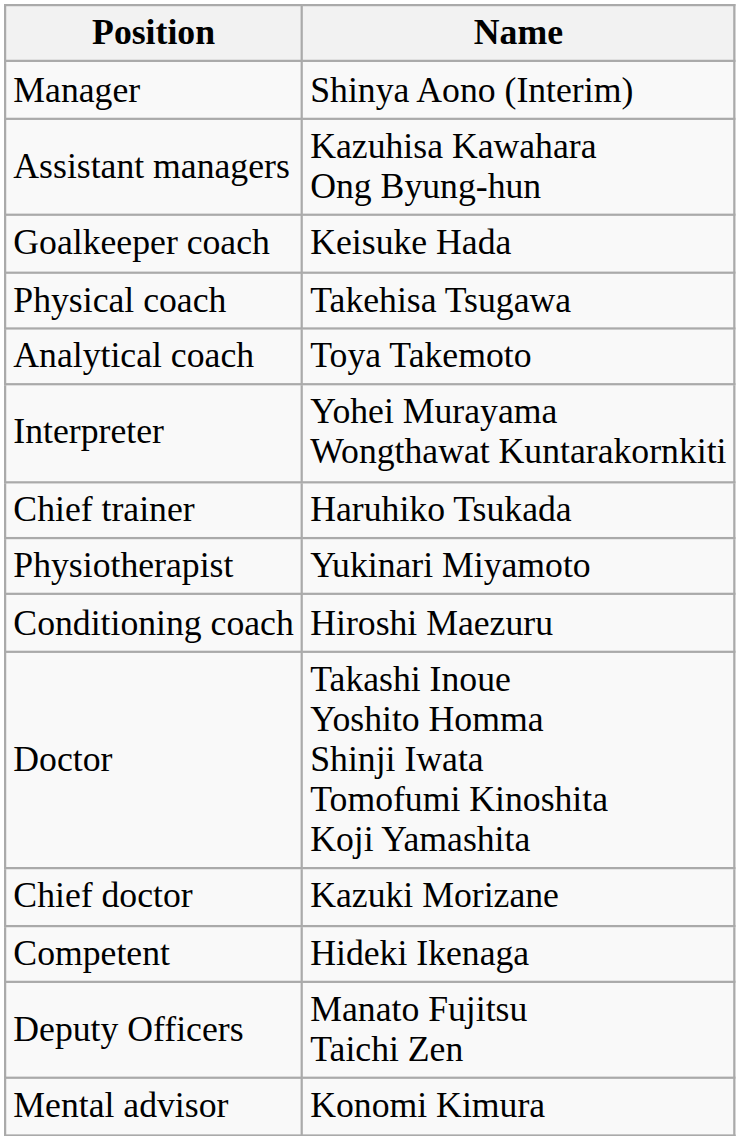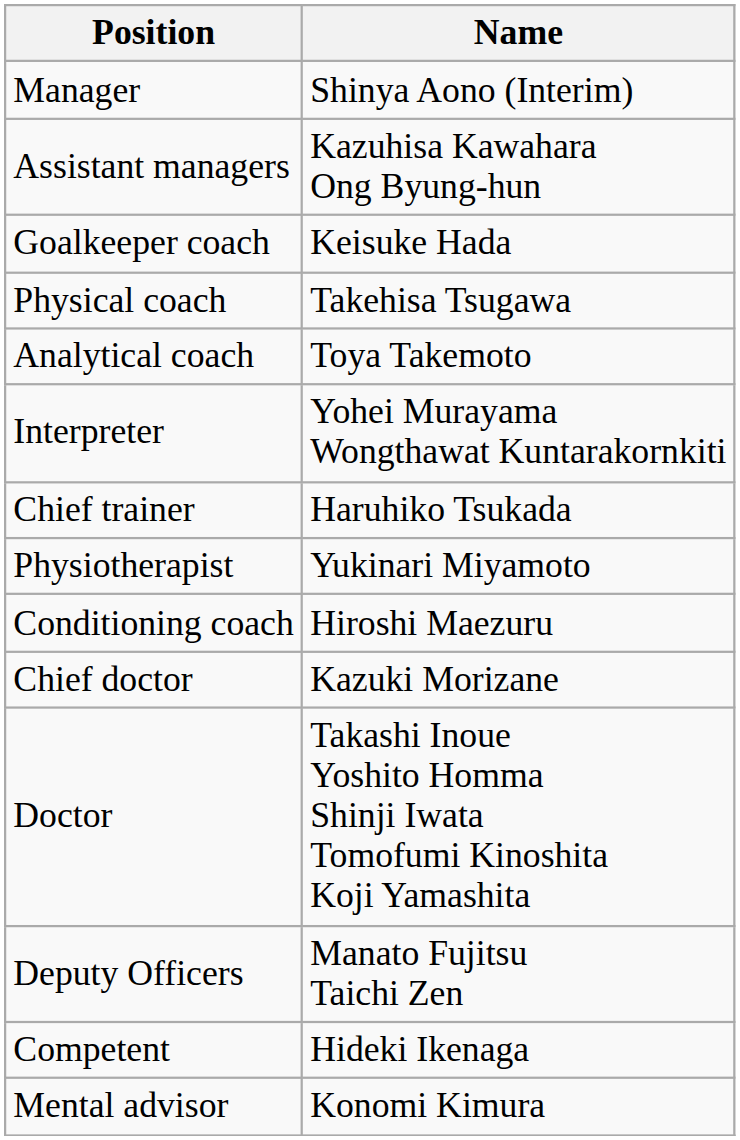rows swapped: (103, 896) <-> (63, 759)
rows swapped: (92, 952) <-> (128, 1029)
